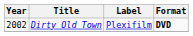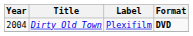(17, 25) 2002 -> (17, 25) 2004
